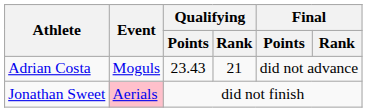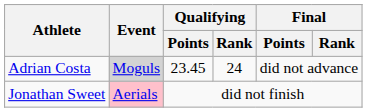(136, 69) no background -> (136, 69) lightgrey background
(188, 69) 23.43 -> (188, 69) 23.45
(234, 69) 21 -> (234, 69) 24
